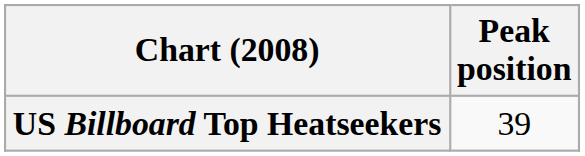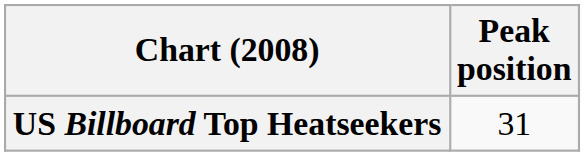(514, 122) 39 -> (514, 122) 31
